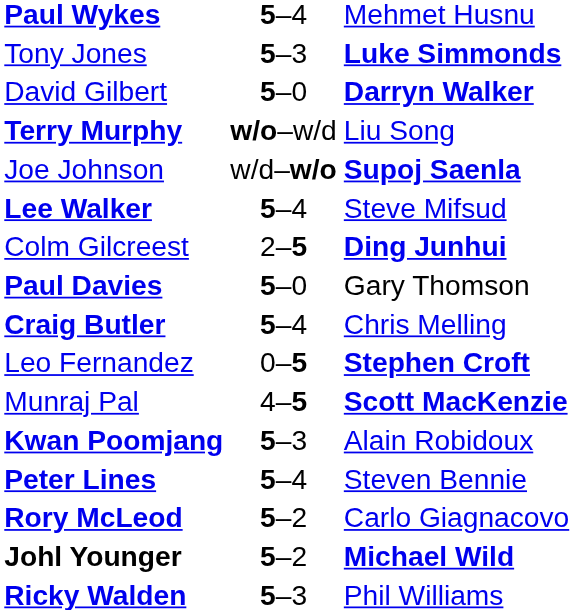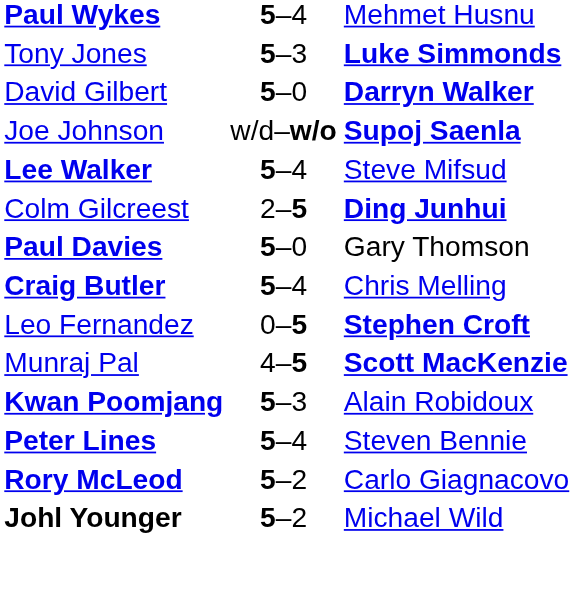- row: (93, 130)
(429, 556) bold -> (424, 518) normal
- row: (95, 595)
